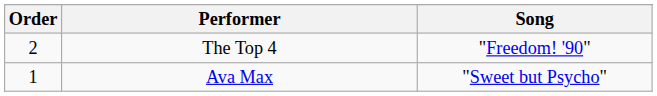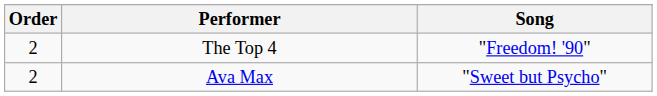(33, 76) 1 -> (33, 76) 2
